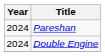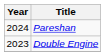(18, 43) 2024 -> (18, 43) 2023
